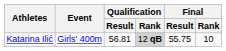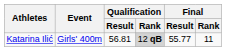(180, 40) 55.75 -> (180, 40) 55.77
(209, 40) 10 -> (209, 40) 11
